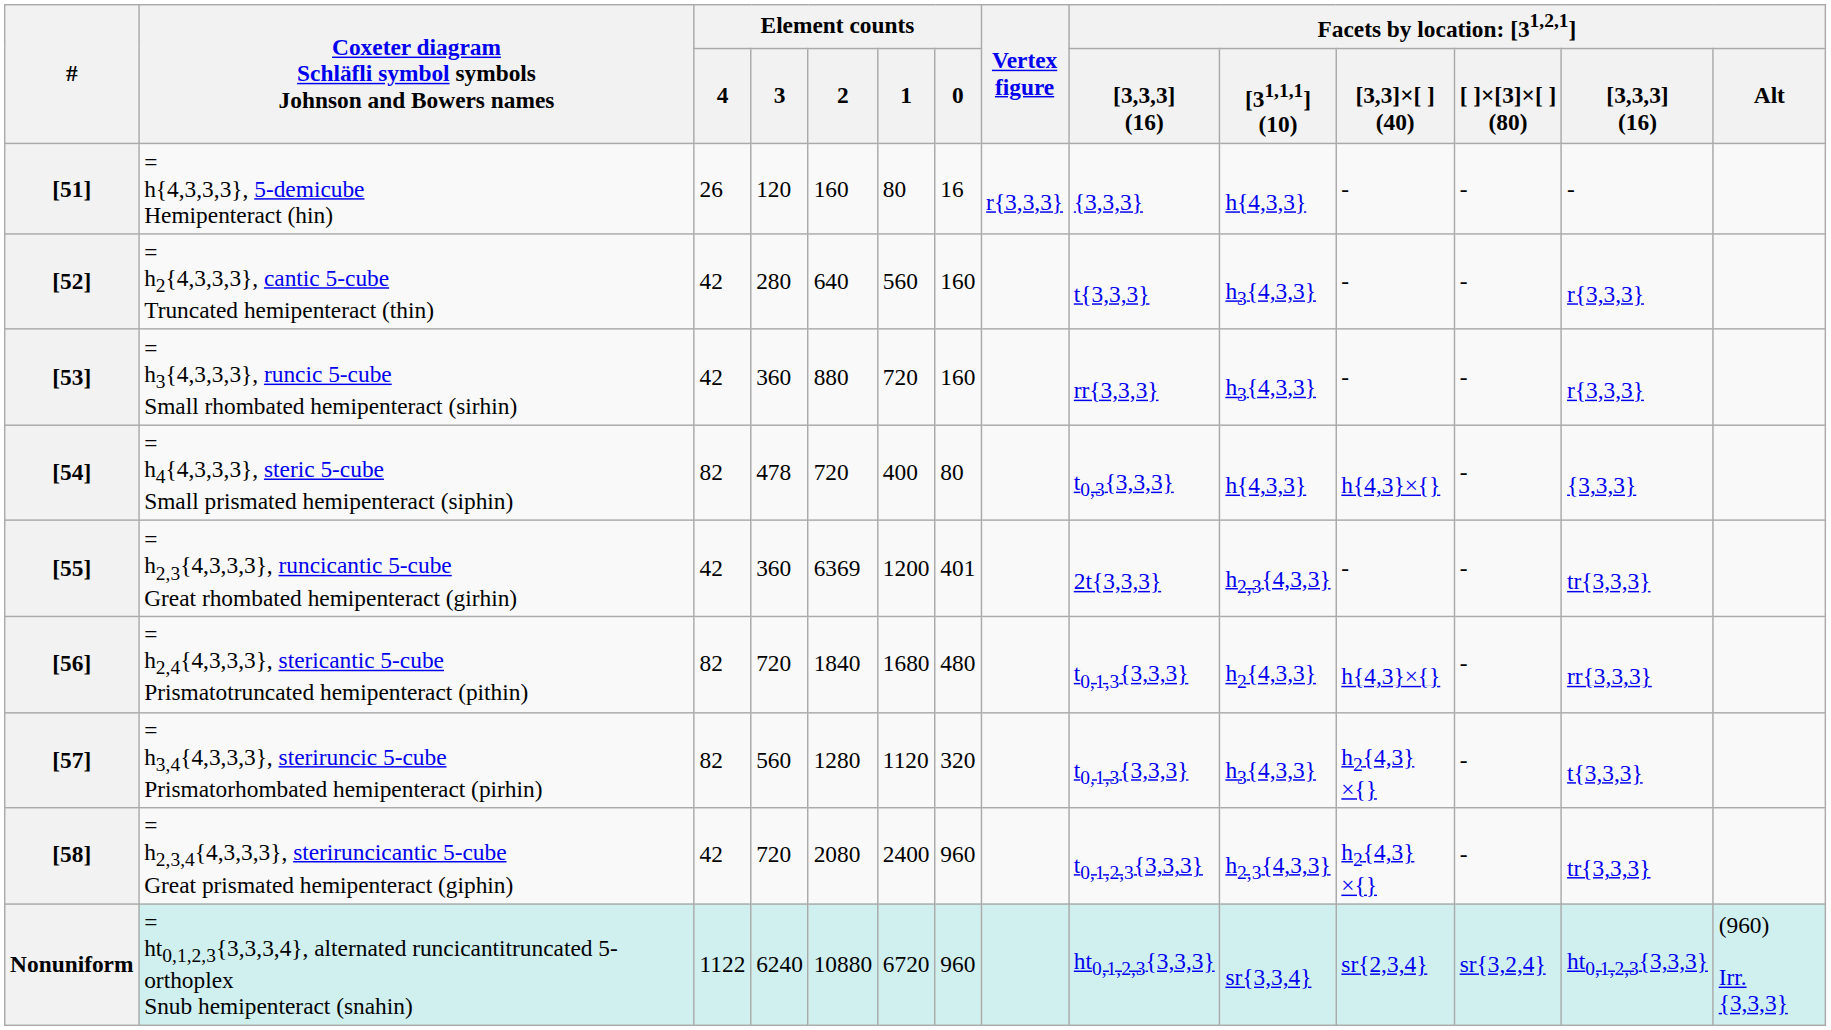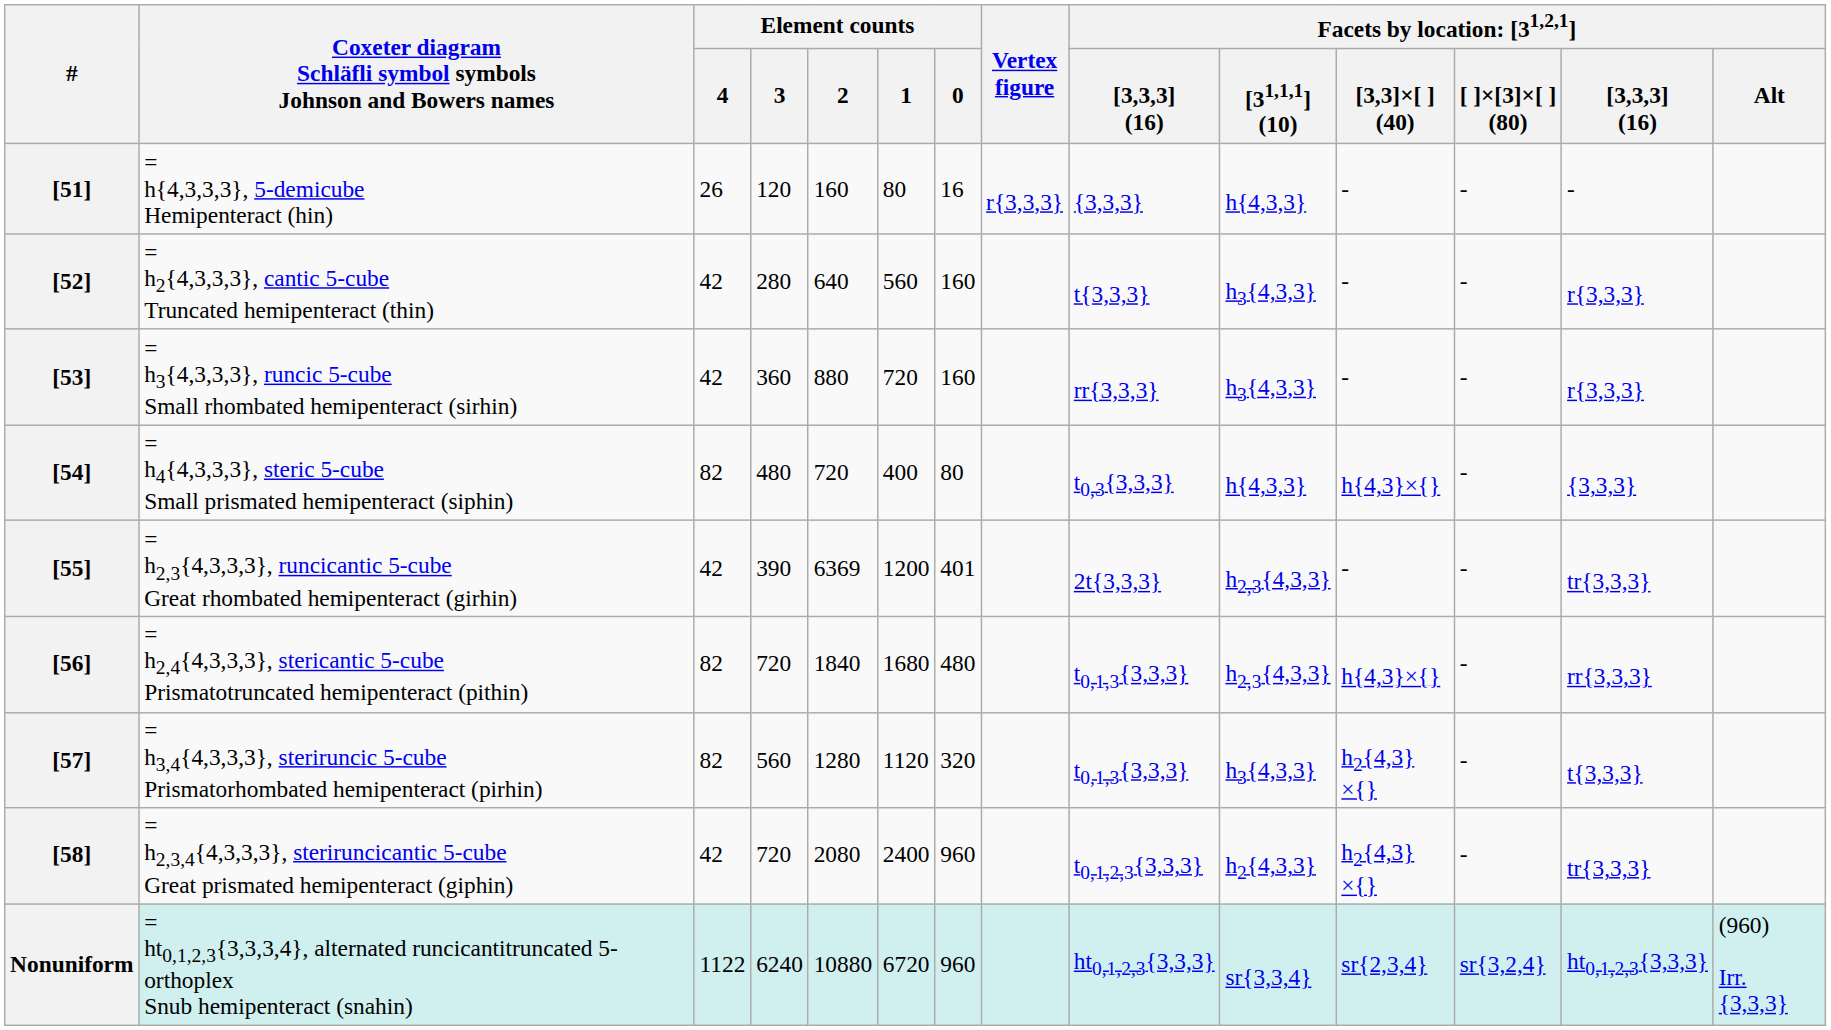(774, 472) 478 -> (774, 472) 480
(774, 568) 360 -> (774, 568) 390
(1271, 677) h2{4,3,3} -> (1278, 677) h2,3{4,3,3}
(1278, 868) h2,3{4,3,3} -> (1271, 868) h2{4,3,3}
